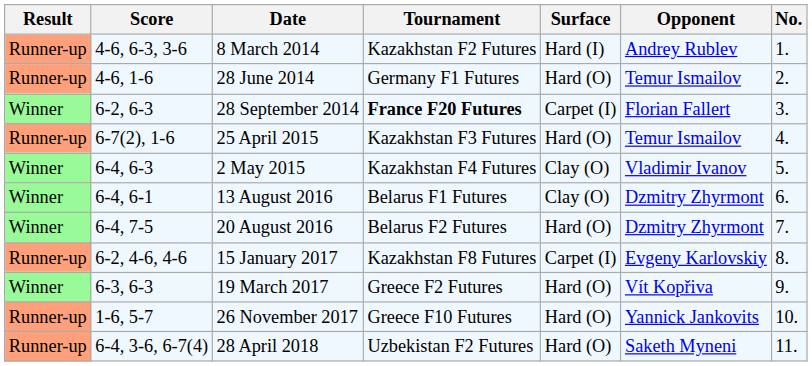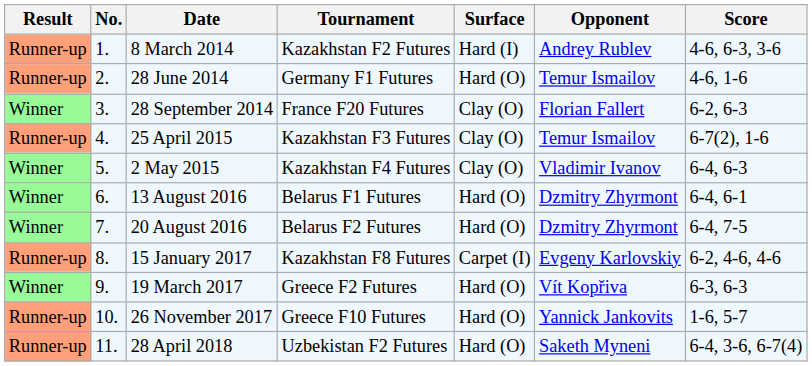columns swapped: (789, 18) <-> (152, 18)
(445, 108) bold -> (353, 108) normal
(581, 108) Carpet (I) -> (491, 108) Clay (O)
(578, 137) Hard (O) -> (491, 137) Clay (O)
(577, 197) Clay (O) -> (492, 197) Hard (O)
